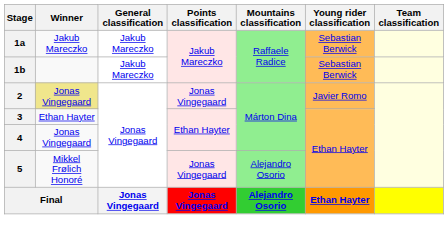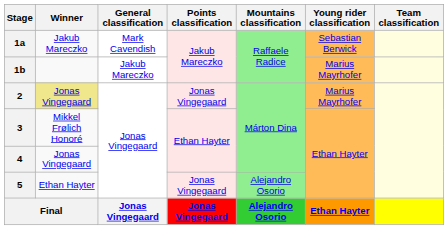(133, 44) Jakub Mareczko -> (133, 44) Mark Cavendish
(340, 70) Sebastian Berwick -> (340, 70) Marius Mayrhofer
(340, 96) Javier Romo -> (340, 96) Marius Mayrhofer
(67, 117) Ethan Hayter -> (67, 128) Mikkel Frølich Honoré
(67, 169) Mikkel Frølich Honoré -> (67, 185) Ethan Hayter
